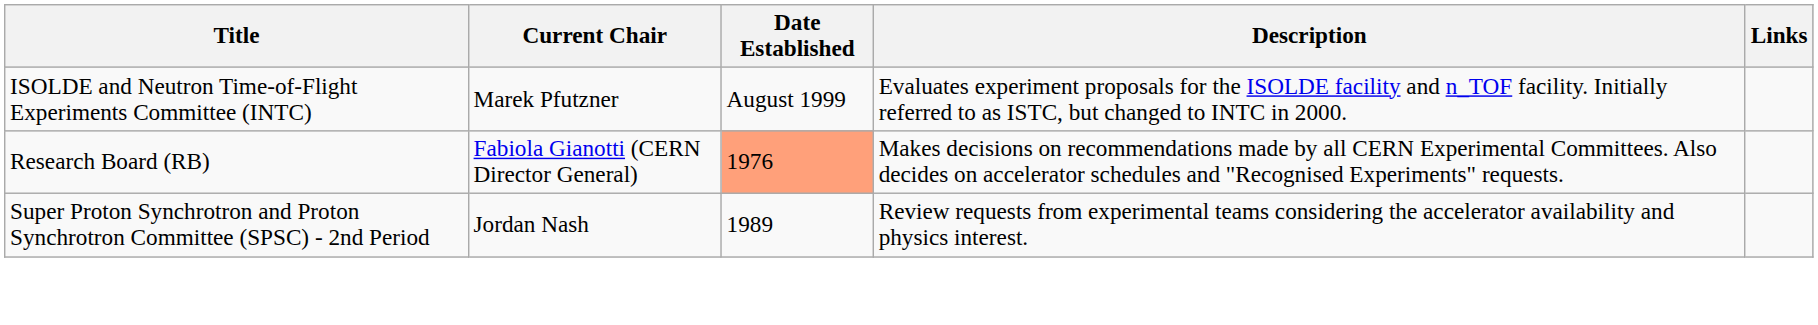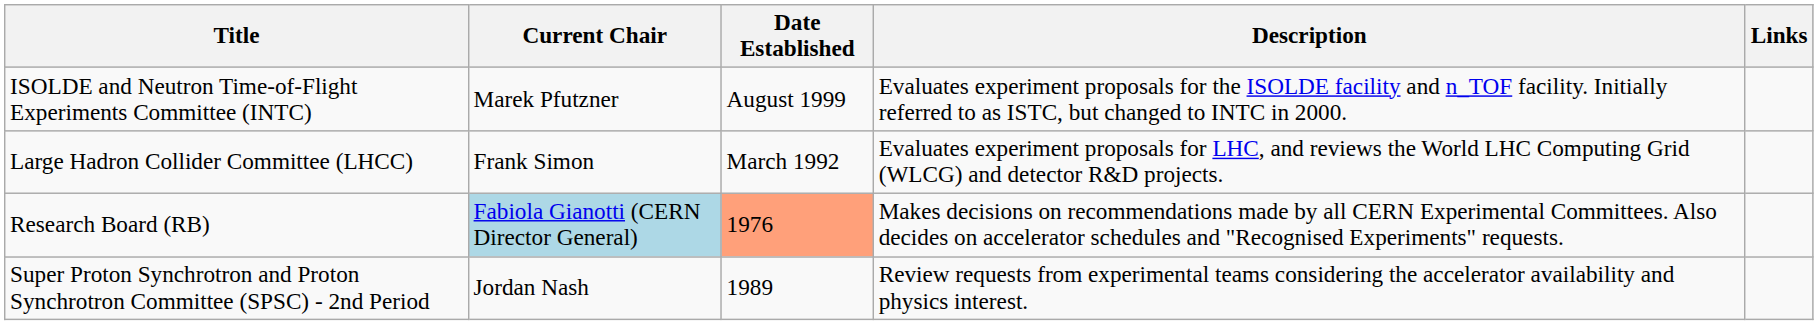+ row: (212, 161)
(587, 161) no background -> (587, 224) lightblue background
